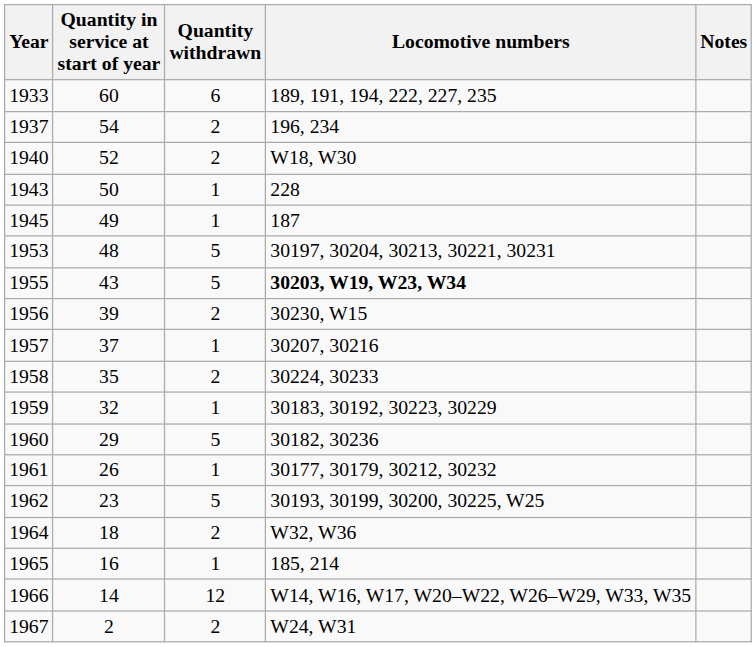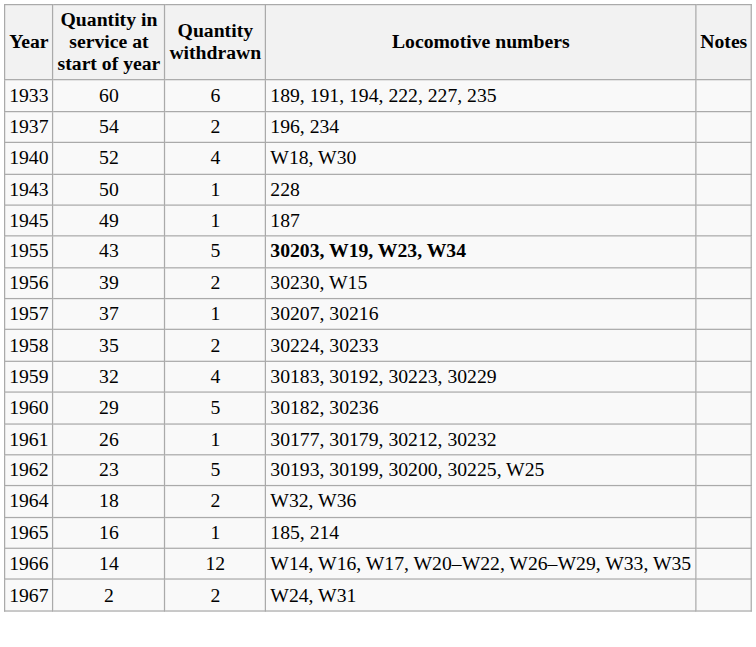(215, 158) 2 -> (215, 158) 4
- row: (29, 251)
(215, 407) 1 -> (215, 376) 4
